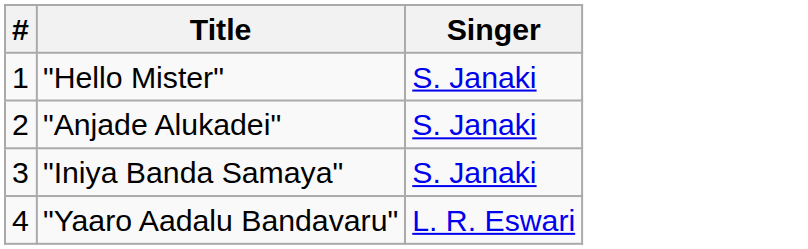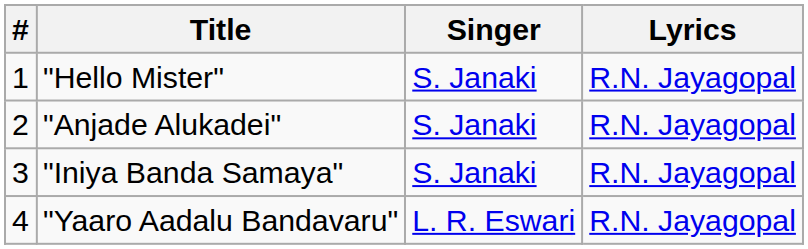+ column: (693, 29)
